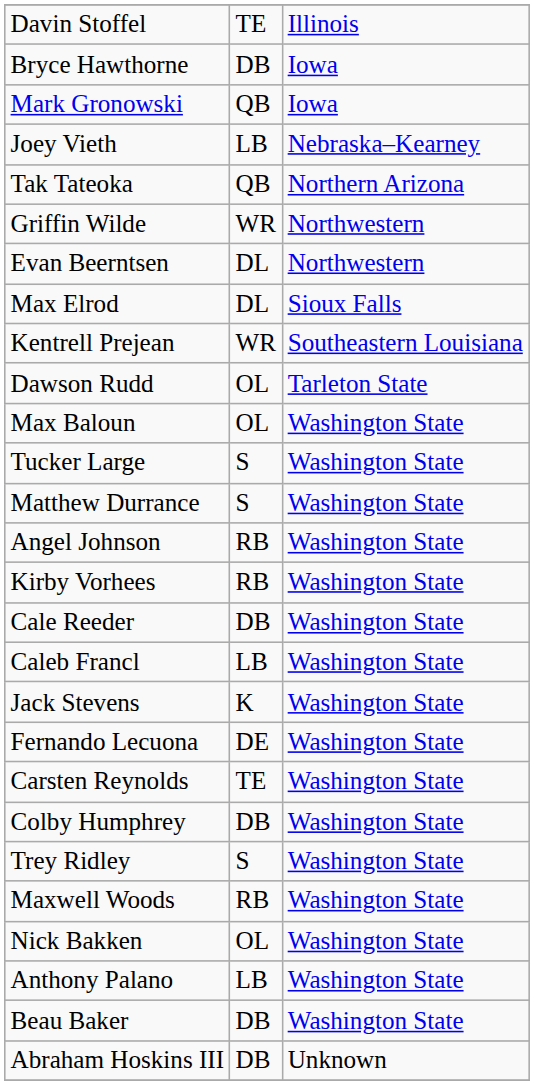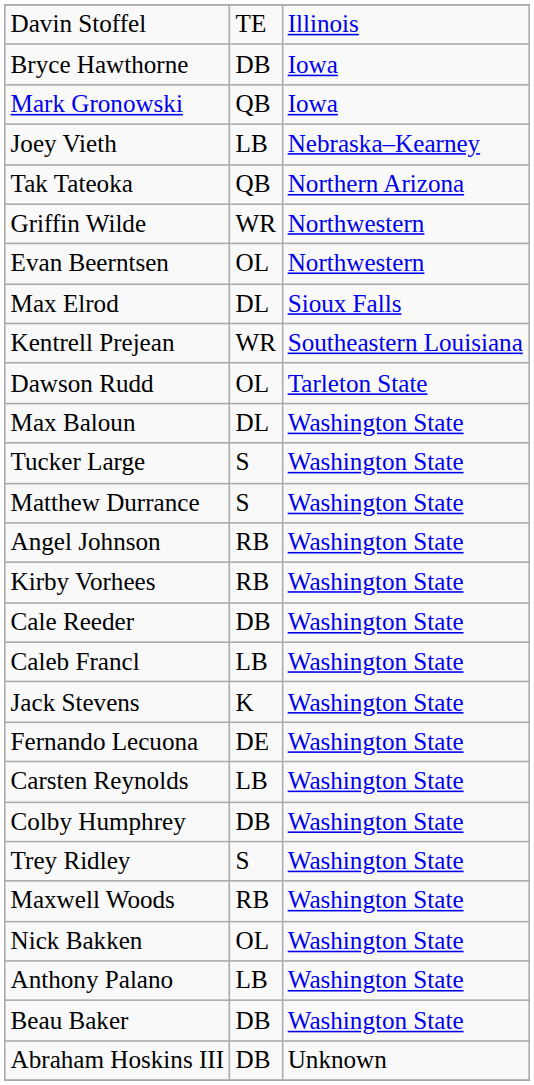(252, 263) DL -> (252, 263) OL
(252, 422) OL -> (252, 422) DL
(251, 781) TE -> (252, 781) LB
